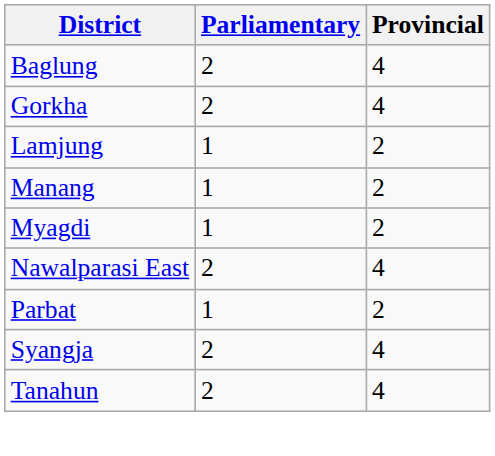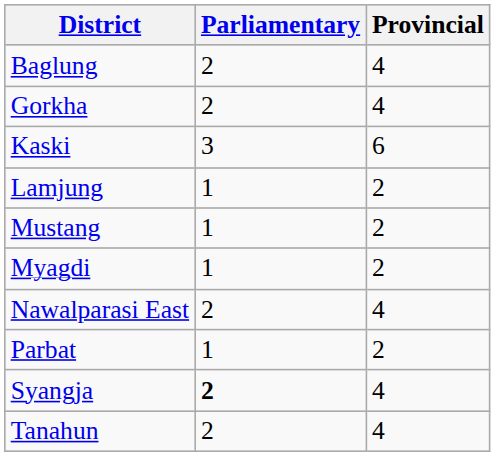+ row: (41, 146)
- row: (53, 187)
+ row: (56, 227)
(207, 349) normal -> (207, 390) bold
